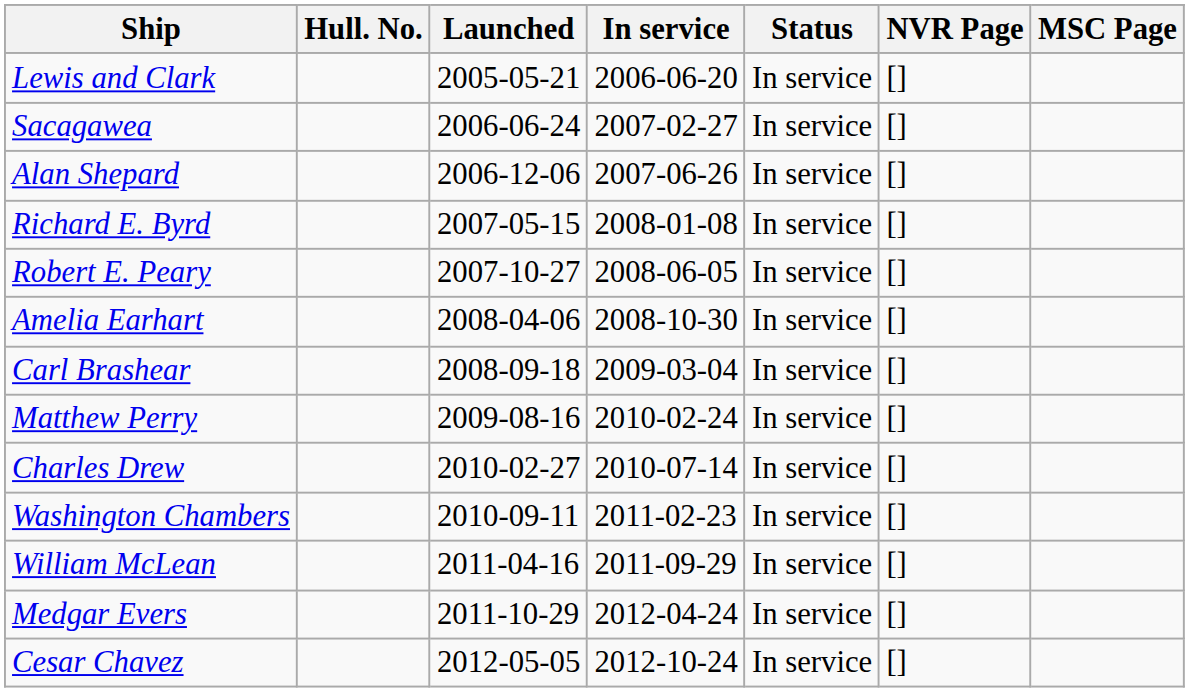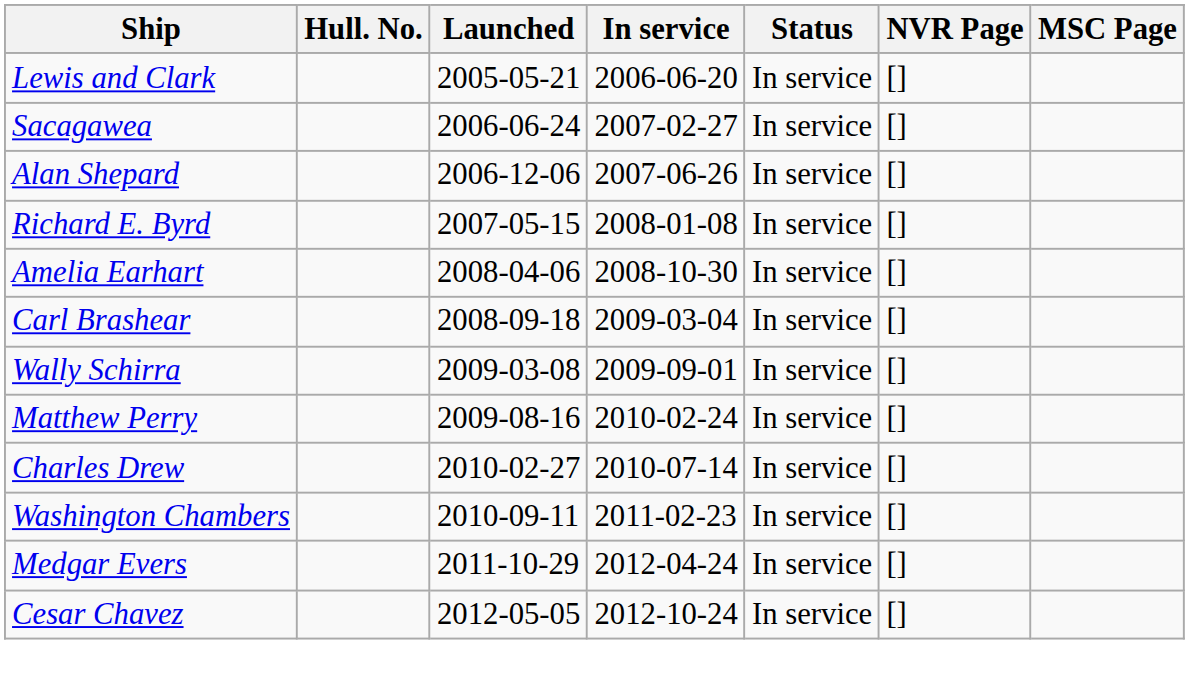- row: (111, 272)
+ row: (96, 369)
- row: (114, 564)
